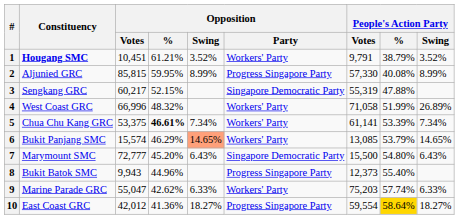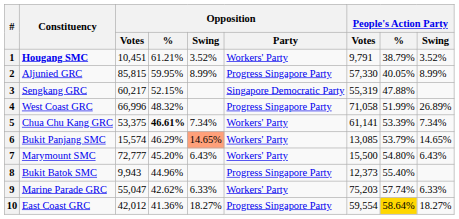(399, 73) 40.08% -> (399, 73) 40.05%
(257, 106) Workers' Party -> (279, 106) Progress Singapore Party
(285, 156) Singapore Democratic Party -> (257, 156) Workers' Party
